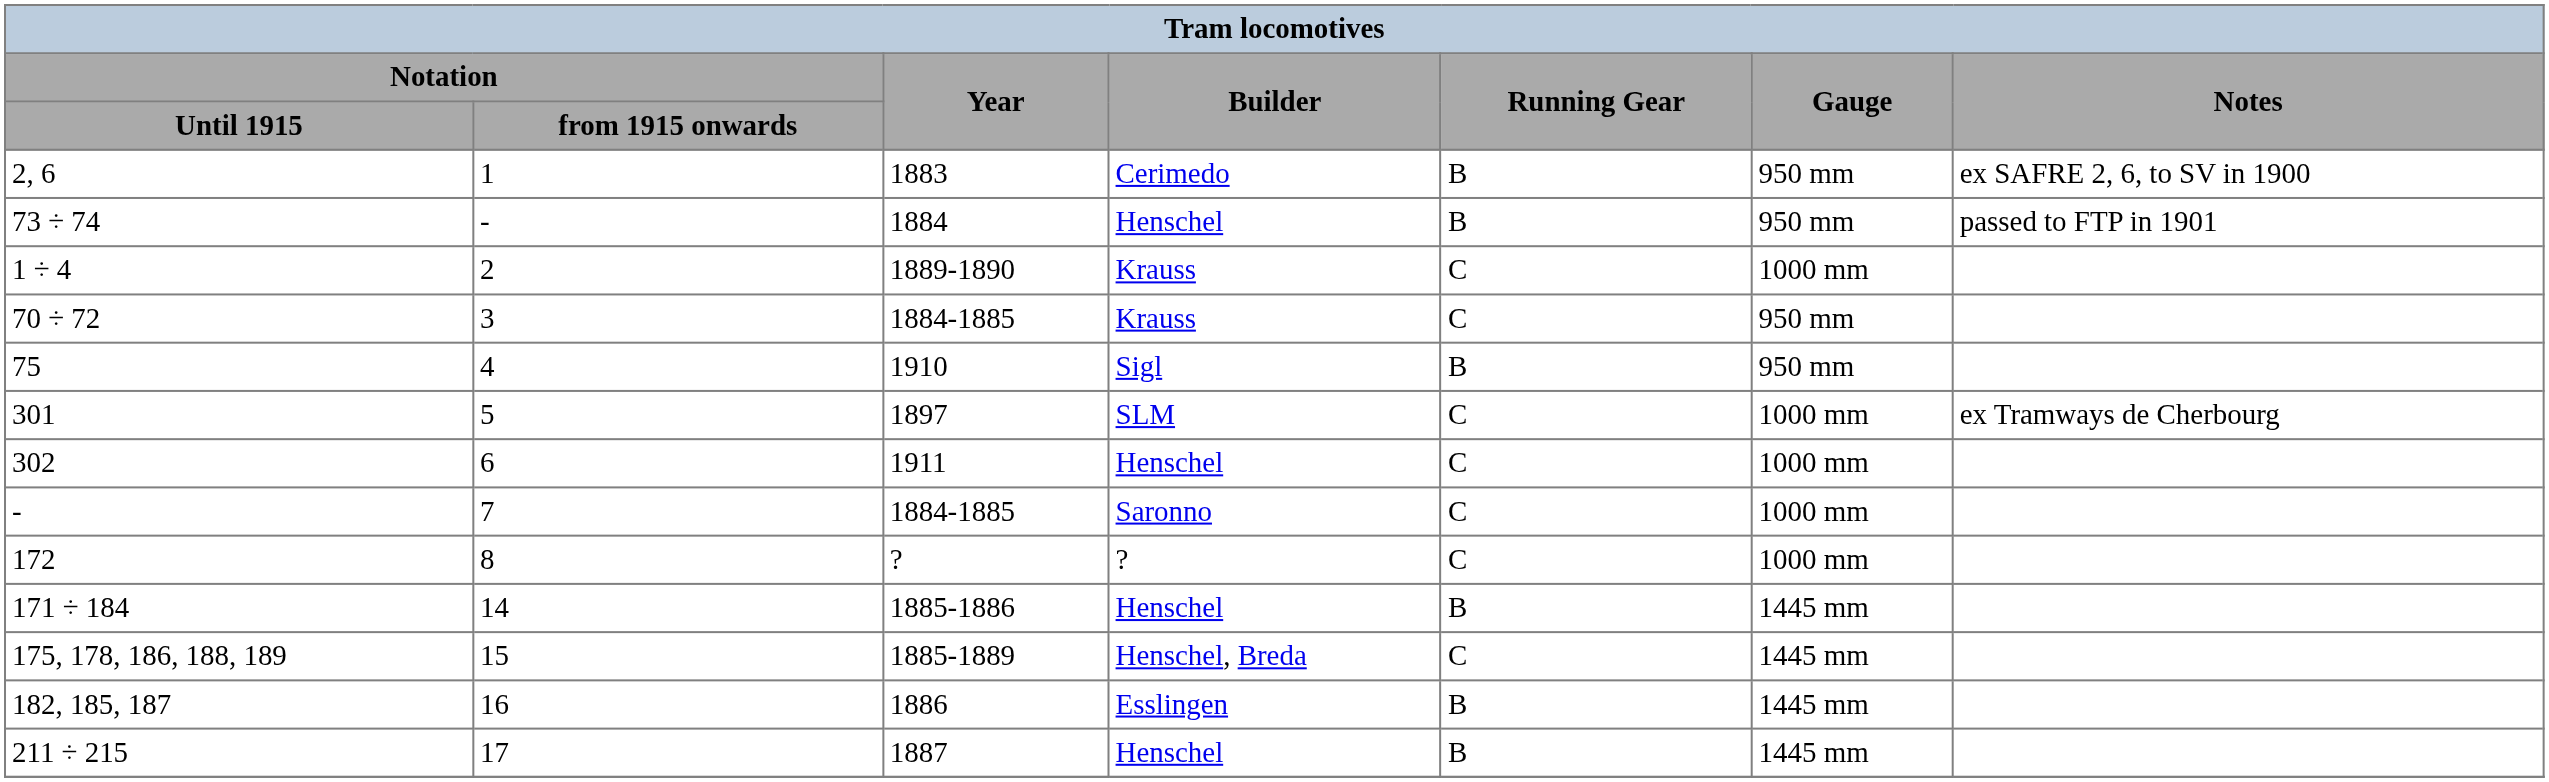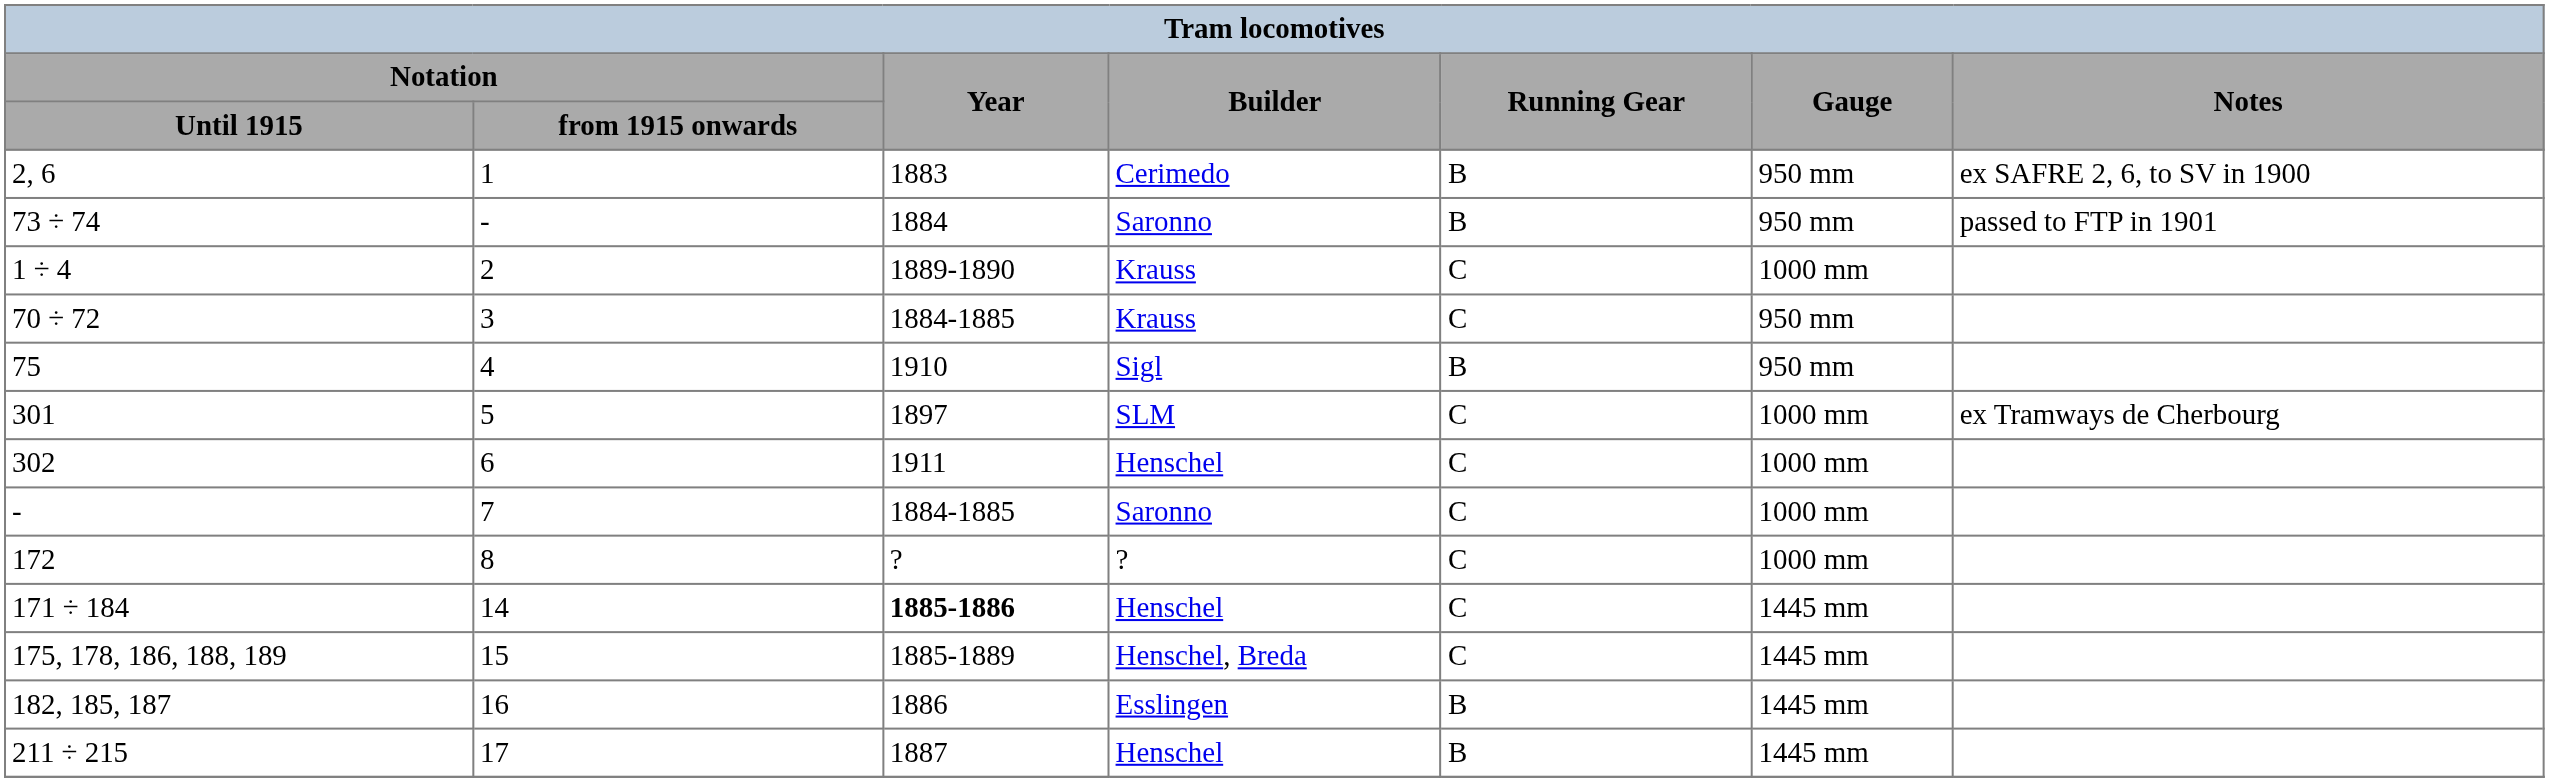(1169, 221) Henschel -> (1164, 221) Saronno
(952, 607) normal -> (952, 607) bold
(1458, 607) B -> (1458, 607) C
